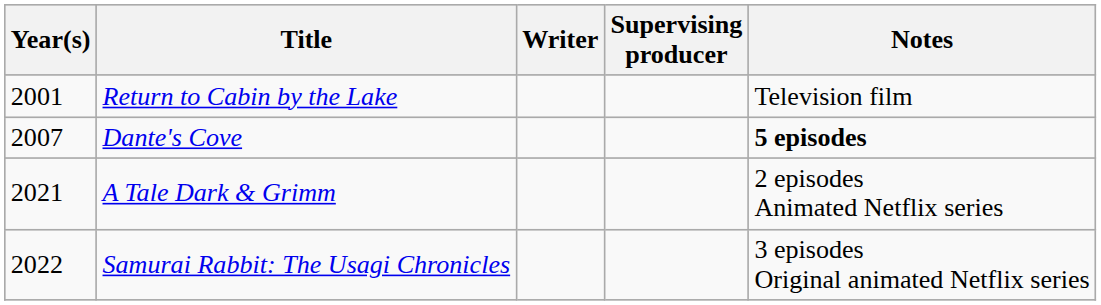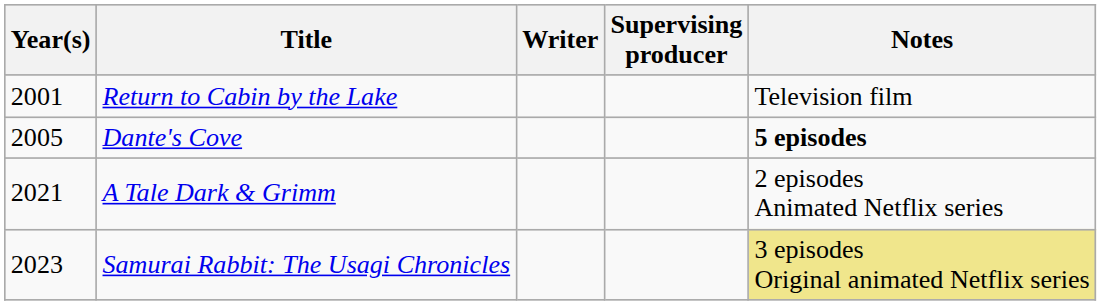(37, 137) 2007 -> (37, 137) 2005
(37, 263) 2022 -> (37, 263) 2023
(922, 263) no background -> (922, 263) khaki background
